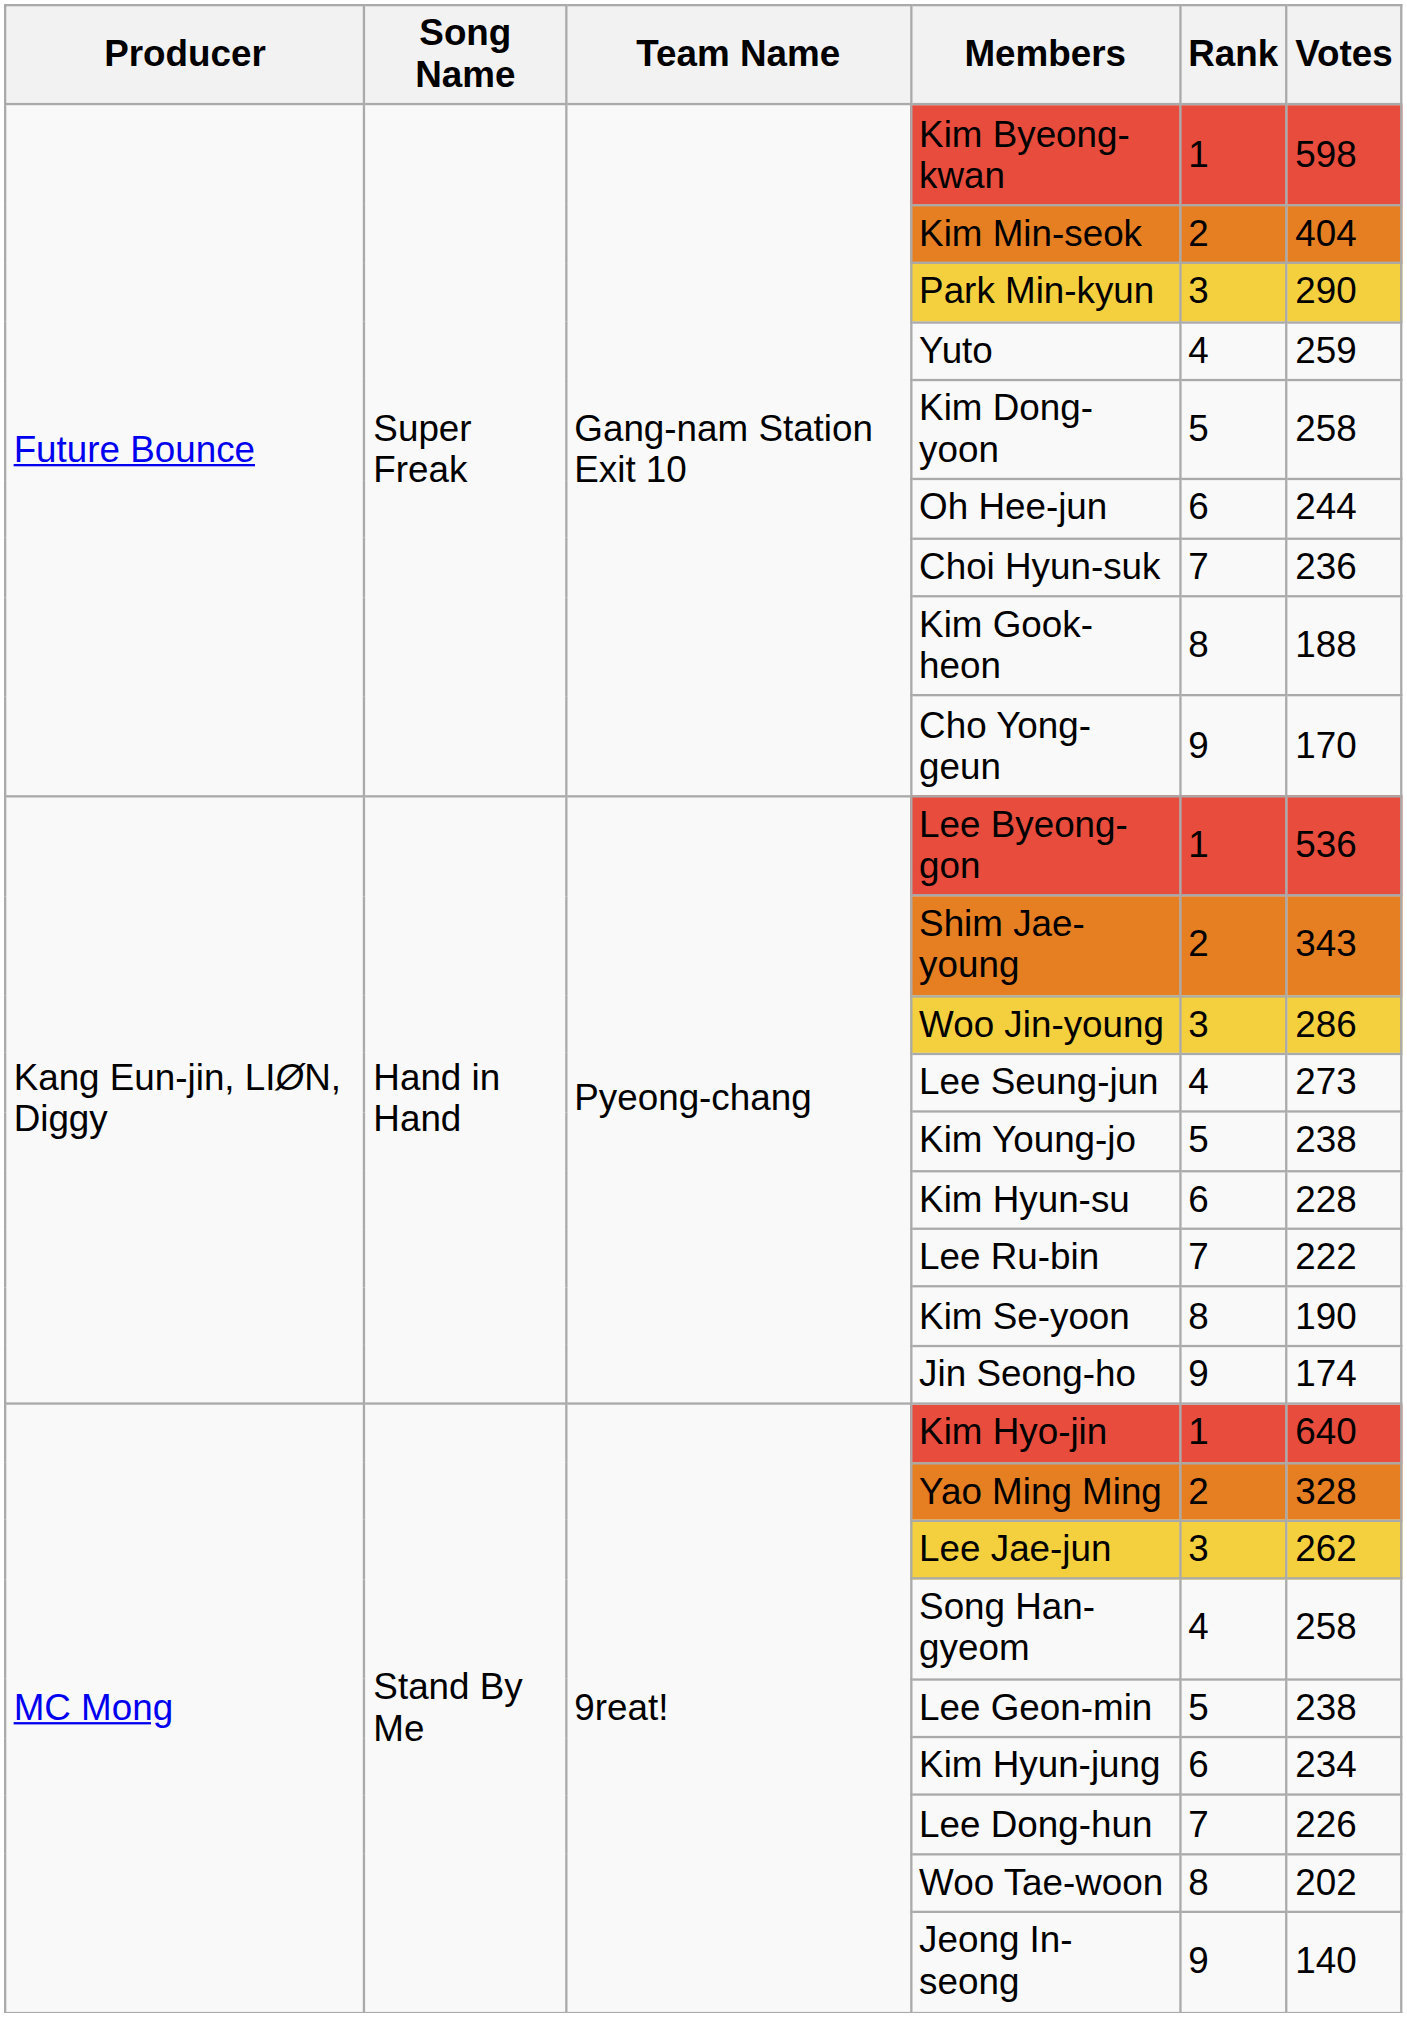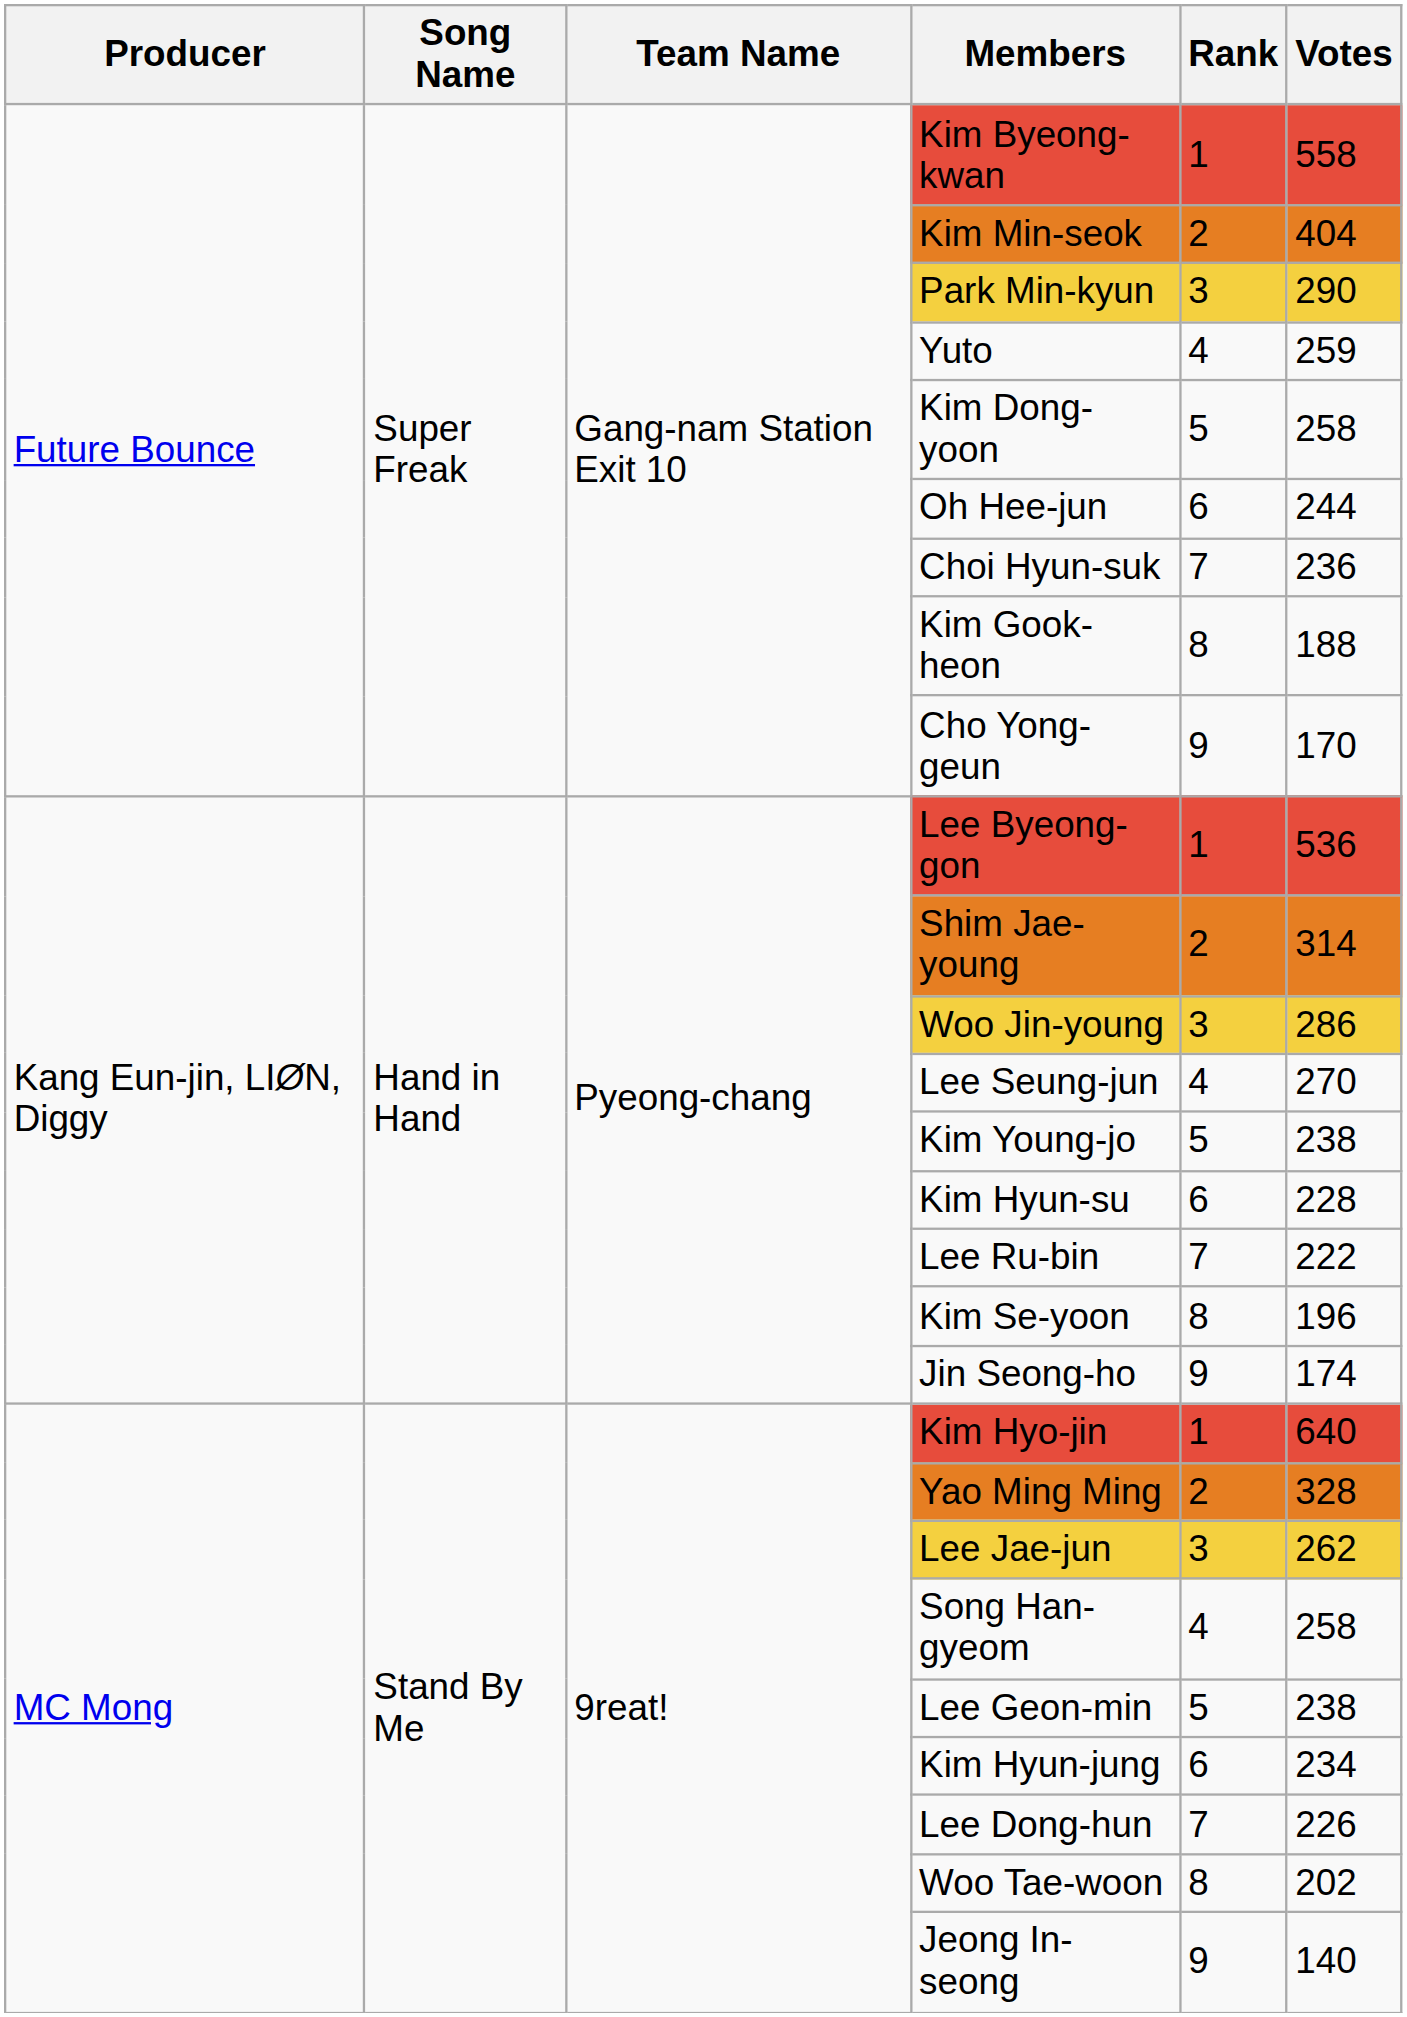(1326, 154) 598 -> (1326, 154) 558
(1326, 944) 343 -> (1326, 944) 314
(1326, 1082) 273 -> (1326, 1082) 270
(1326, 1315) 190 -> (1326, 1315) 196
